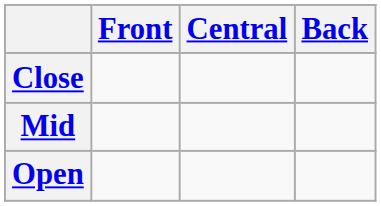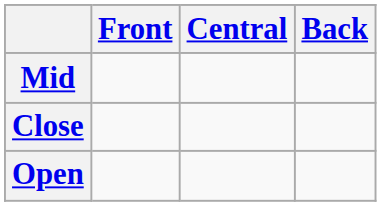rows swapped: (48, 77) <-> (48, 126)
